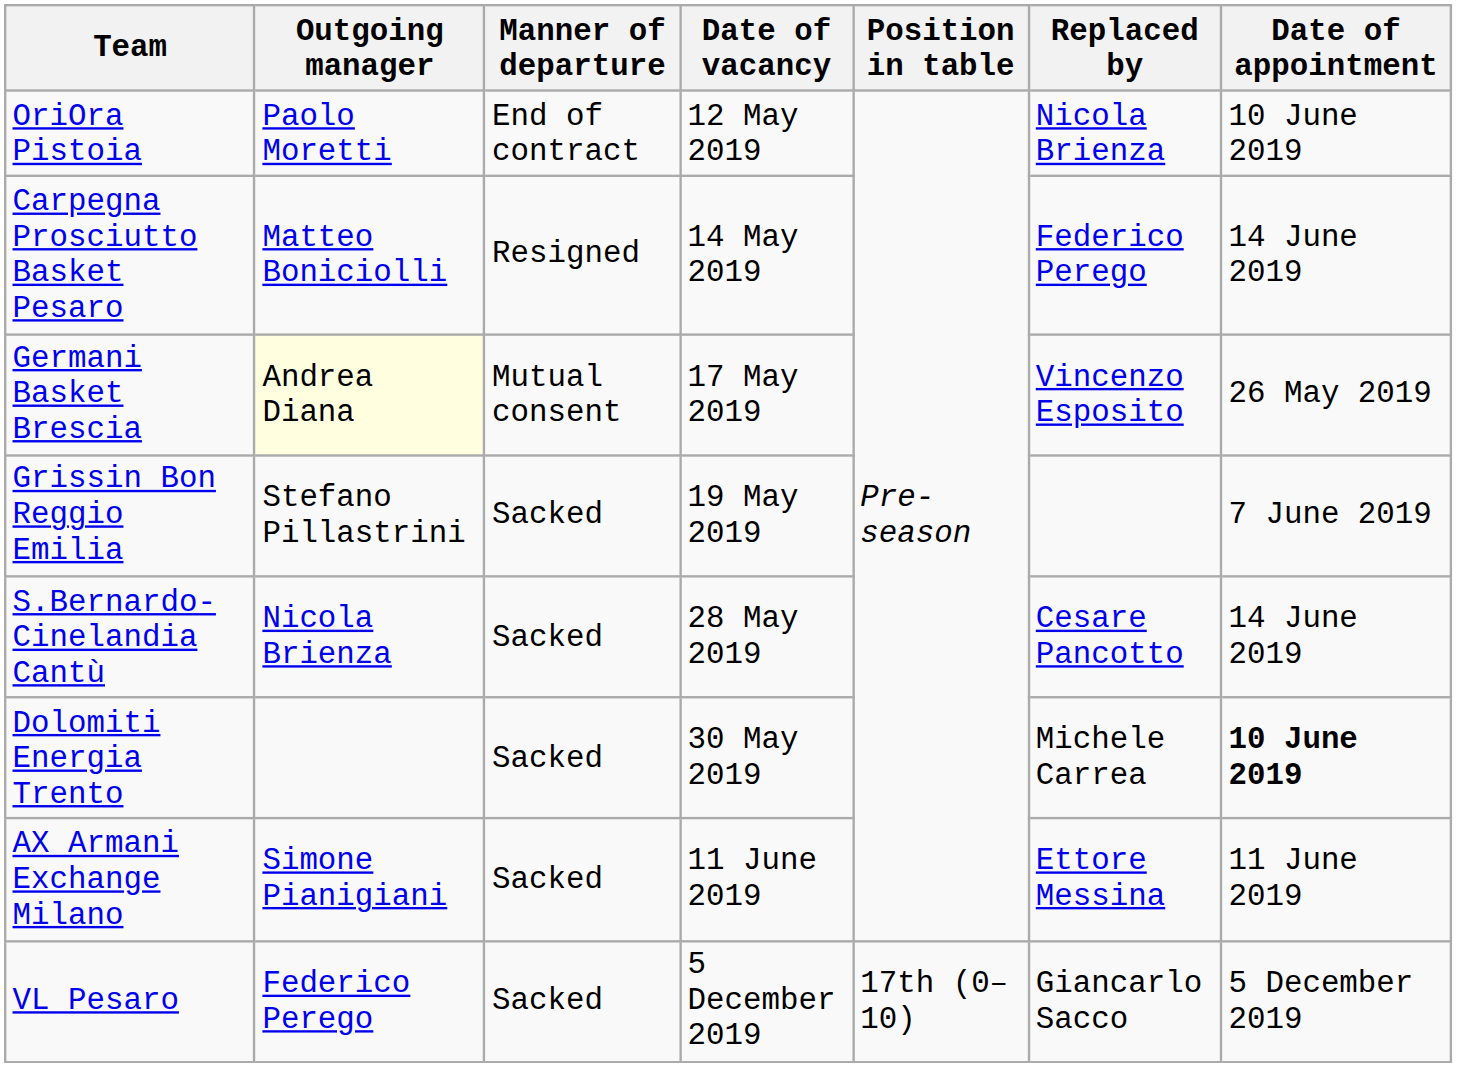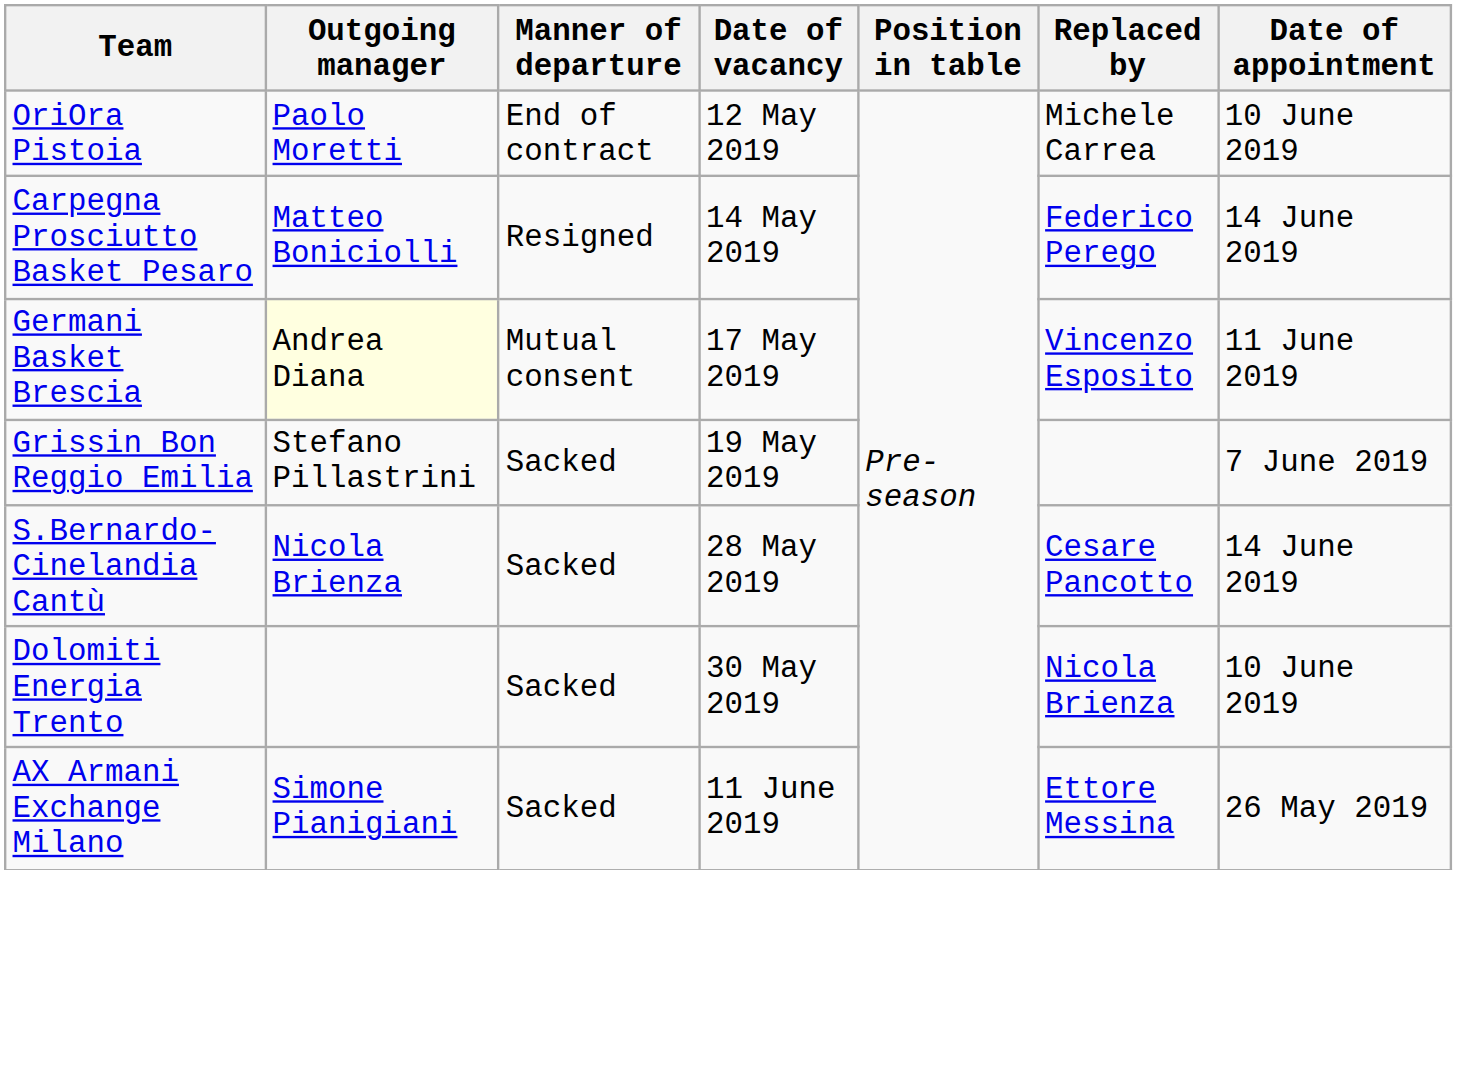(1101, 134) Nicola Brienza -> (1110, 134) Michele Carrea
(1330, 394) 26 May 2019 -> (1290, 359) 11 June 2019
(1101, 758) Michele Carrea -> (1110, 687) Nicola Brienza
(1293, 758) bold -> (1290, 687) normal
(1293, 879) 11 June 2019 -> (1327, 808) 26 May 2019
- row: (96, 1001)
